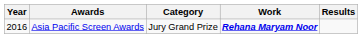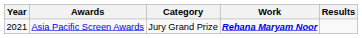(17, 27) 2016 -> (17, 27) 2021
